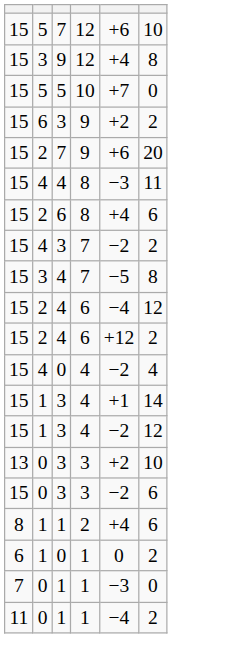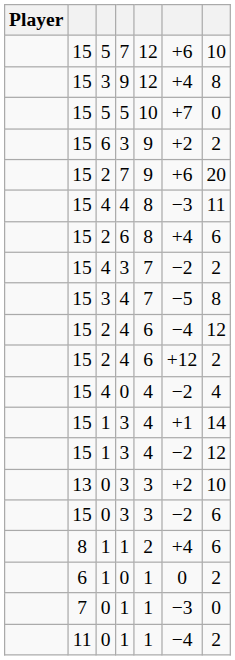+ column: (36, 19)
